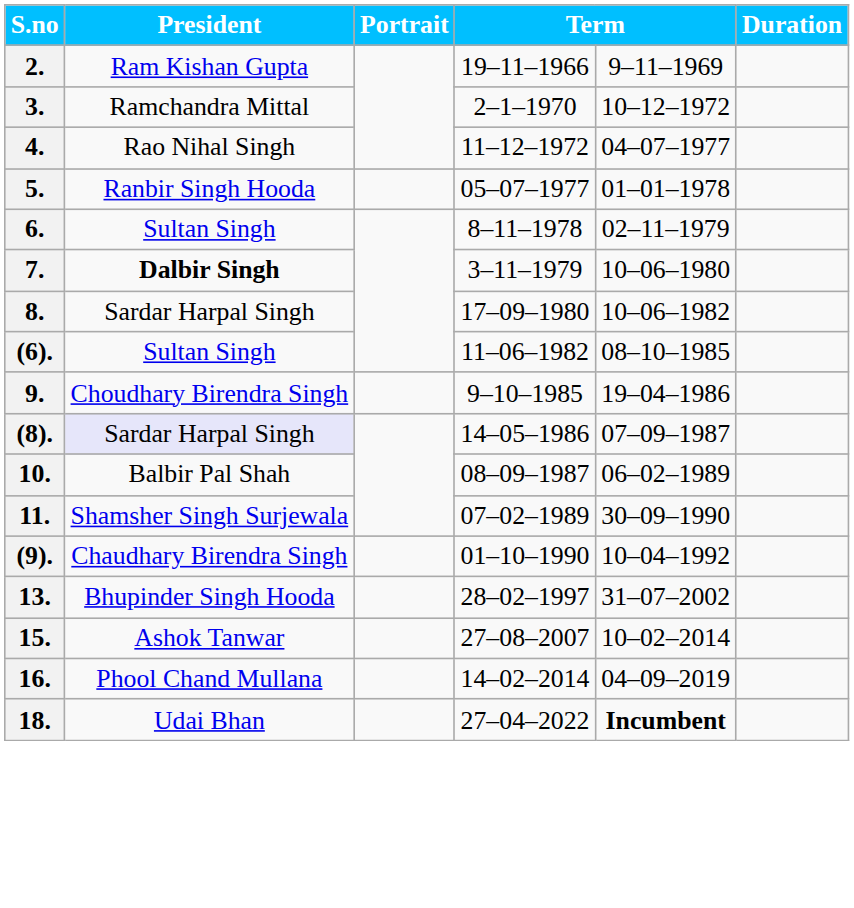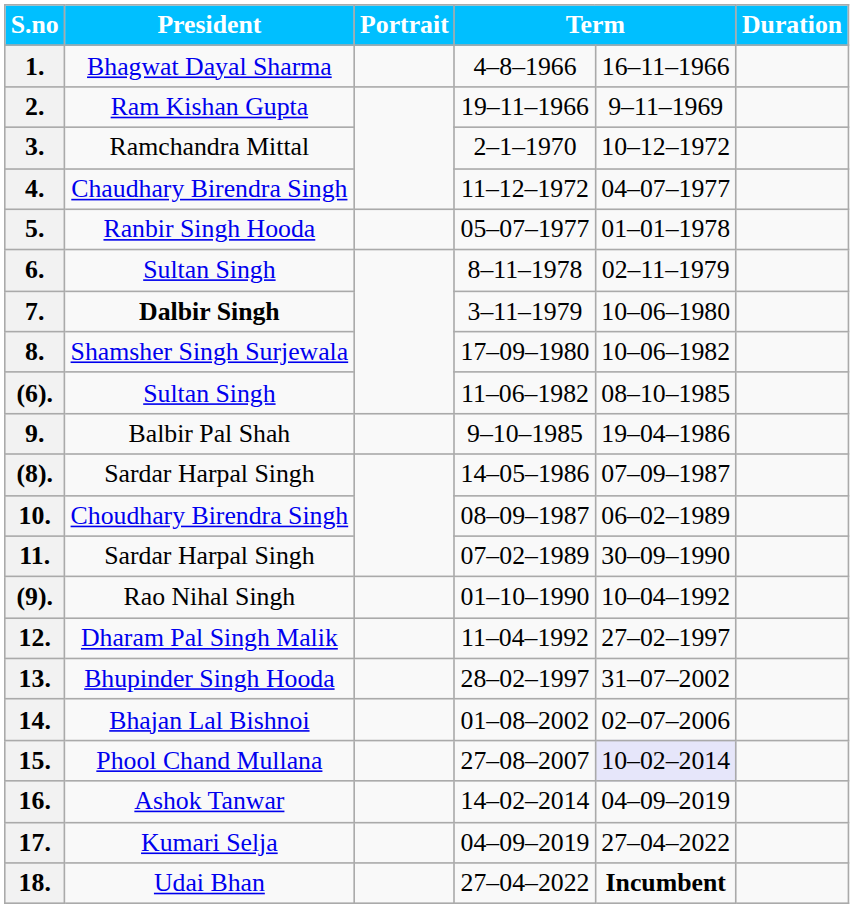+ row: (35, 65)
(209, 147) Rao Nihal Singh -> (209, 188) Chaudhary Birendra Singh
(209, 310) Sardar Harpal Singh -> (209, 351) Shamsher Singh Surjewala
(209, 392) Choudhary Birendra Singh -> (209, 433) Balbir Pal Shah
(209, 433) lavender background -> (209, 474) no background
(209, 474) Balbir Pal Shah -> (209, 515) Choudhary Birendra Singh
(209, 515) Shamsher Singh Surjewala -> (209, 556) Sardar Harpal Singh
(209, 556) Chaudhary Birendra Singh -> (209, 596) Rao Nihal Singh
+ row: (35, 637)
+ row: (35, 719)
(209, 637) Ashok Tanwar -> (209, 760) Phool Chand Mullana
(666, 637) no background -> (666, 760) lavender background
(209, 678) Phool Chand Mullana -> (209, 801) Ashok Tanwar
+ row: (35, 842)
